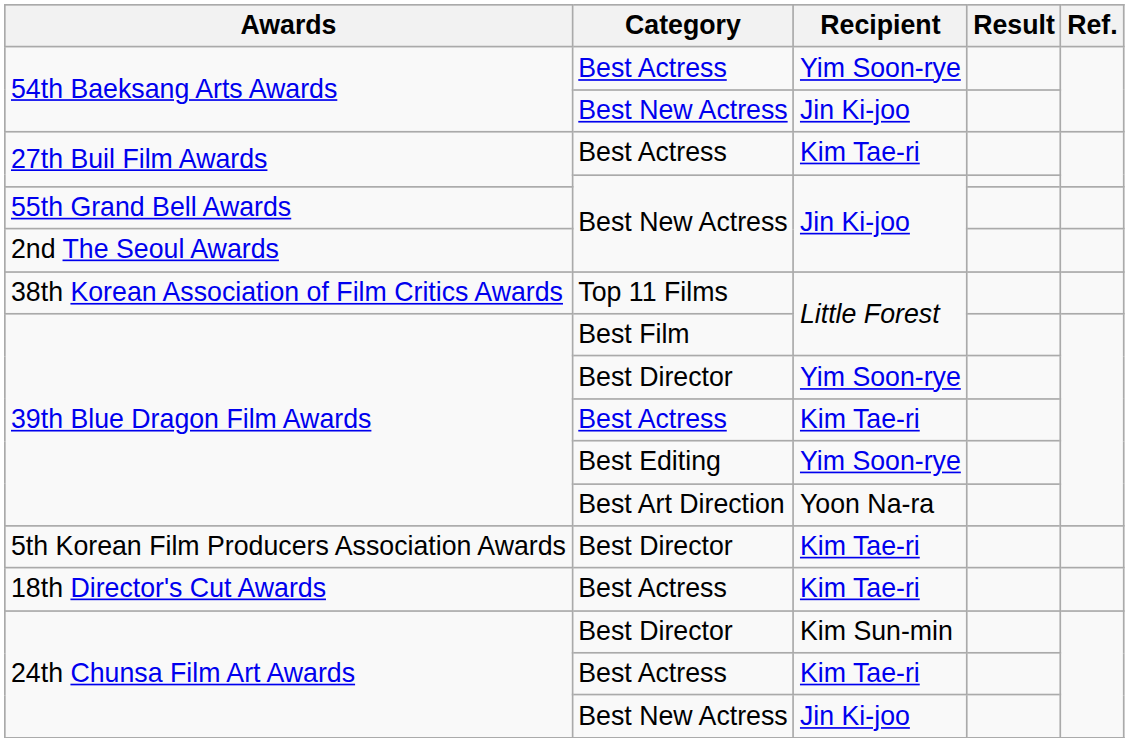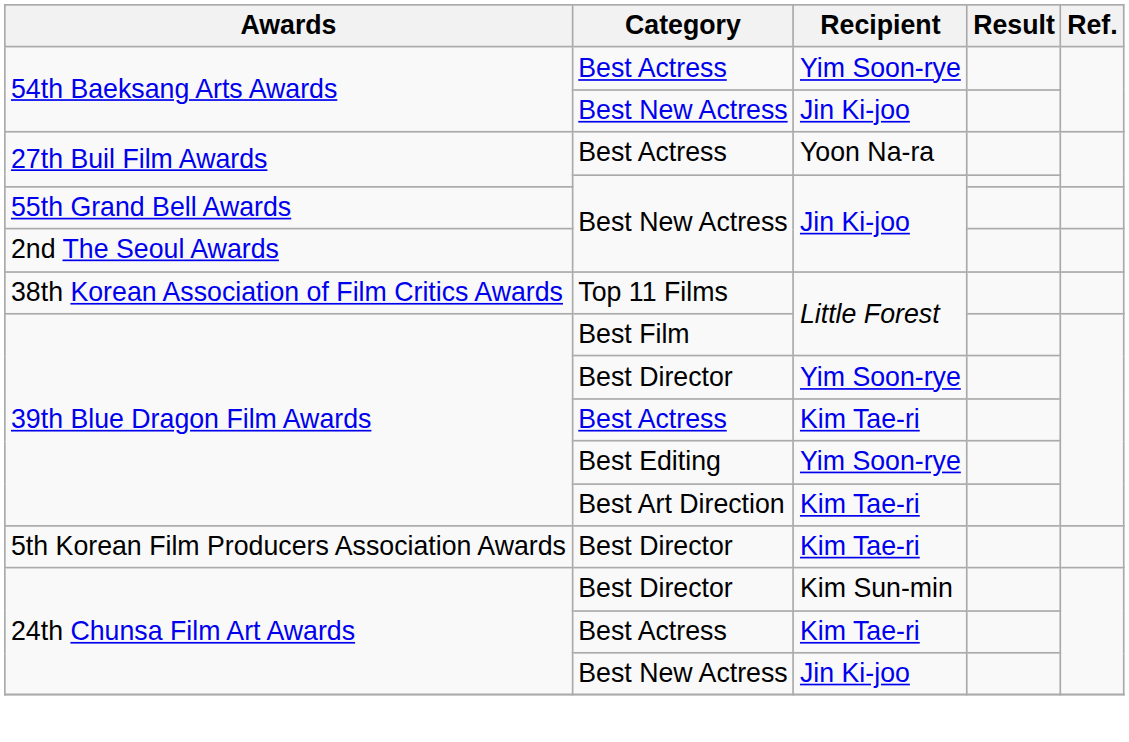(860, 152) Kim Tae-ri -> (867, 152) Yoon Na-ra
(867, 504) Yoon Na-ra -> (860, 504) Kim Tae-ri
- row: (168, 588)
